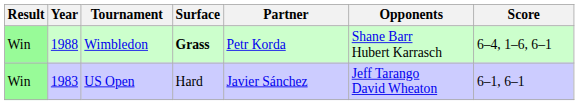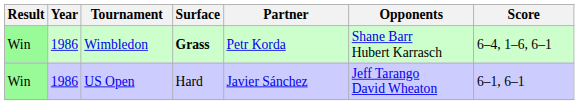(64, 44) 1988 -> (64, 44) 1986
(64, 81) 1983 -> (64, 81) 1986
